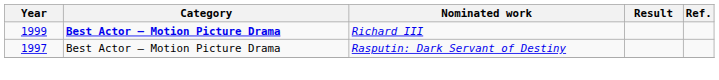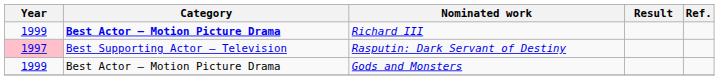(34, 48) no background -> (34, 48) pink background
(173, 48) Best Actor – Motion Picture Drama -> (177, 48) Best Supporting Actor – Television
+ row: (407, 66)
